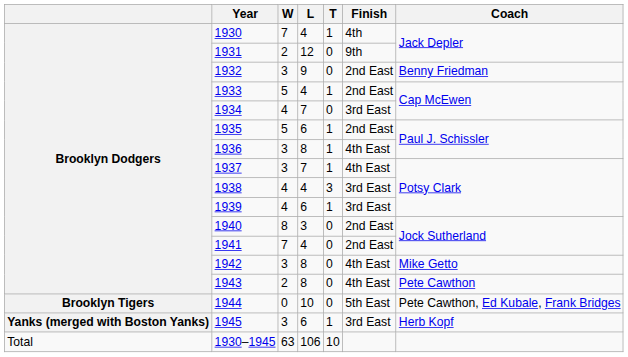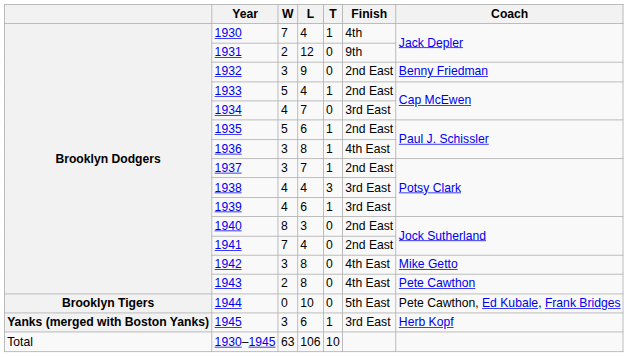(368, 168) 4th East -> (369, 168) 2nd East
